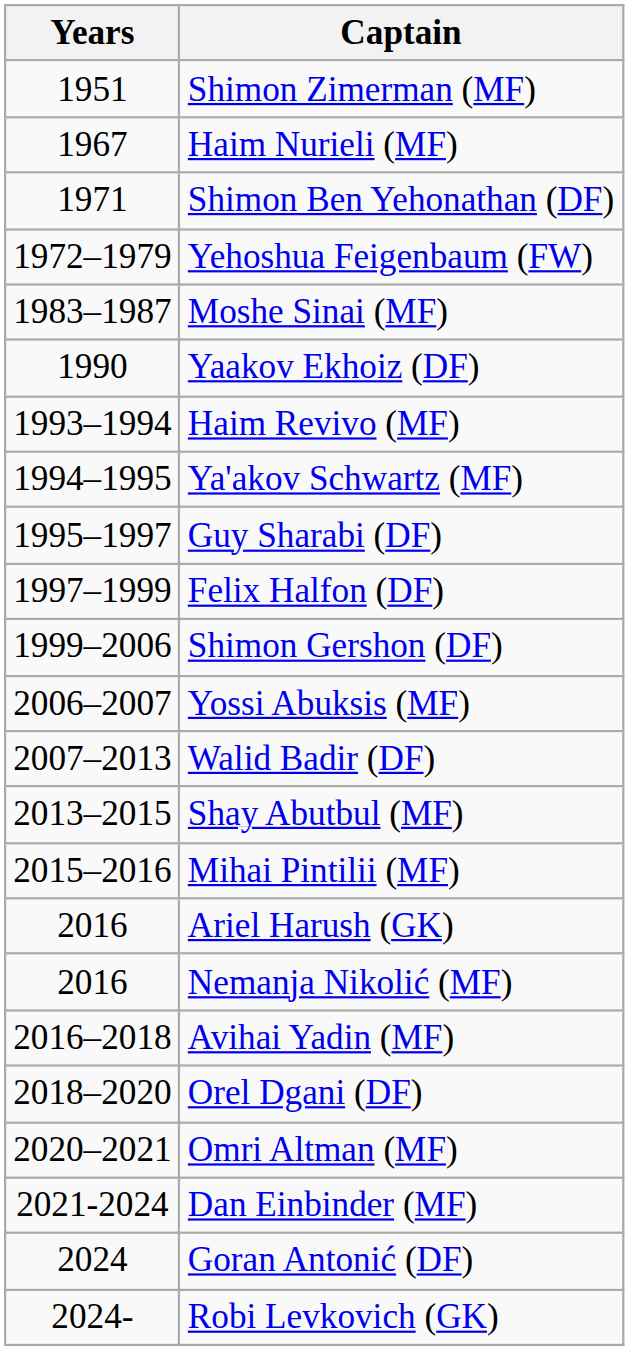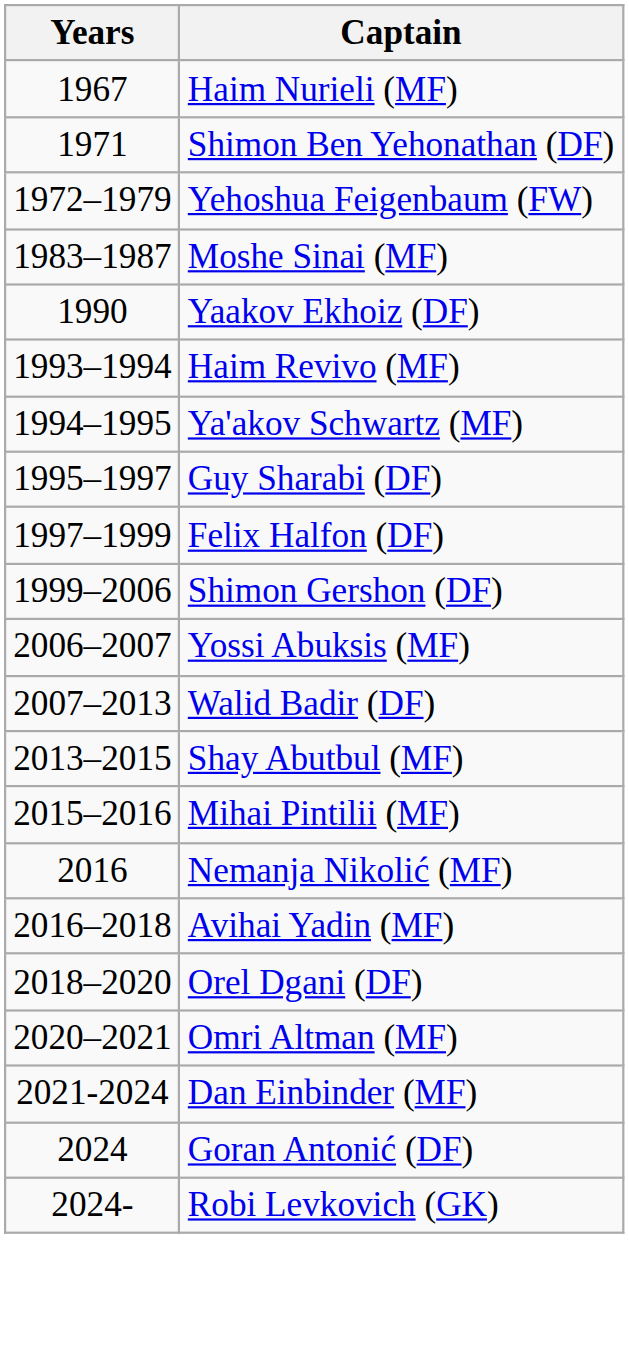- row: (362, 88)
- row: (321, 925)
